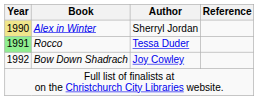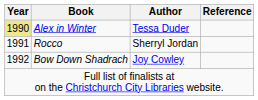(165, 28) Sherryl Jordan -> (161, 28) Tessa Duder
(18, 44) lightgreen background -> (18, 44) no background
(161, 44) Tessa Duder -> (165, 44) Sherryl Jordan
